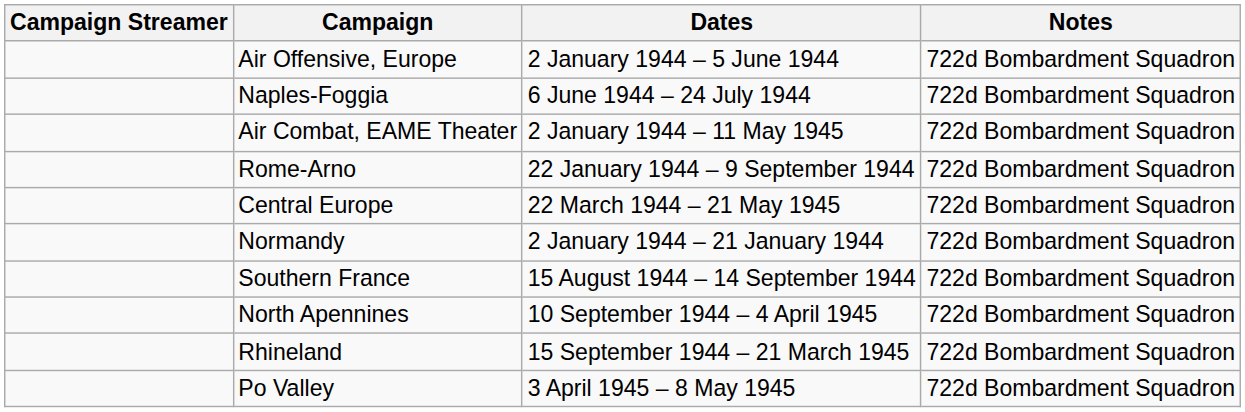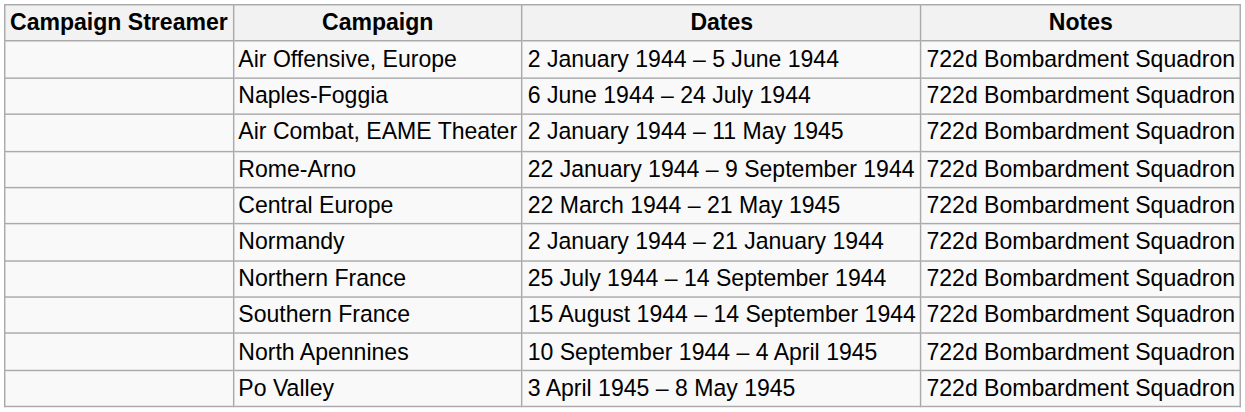+ row: (322, 278)
- row: (290, 351)
